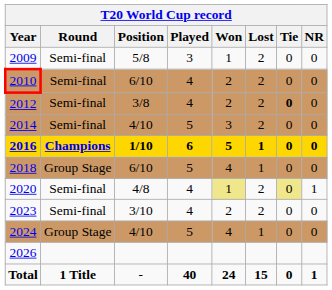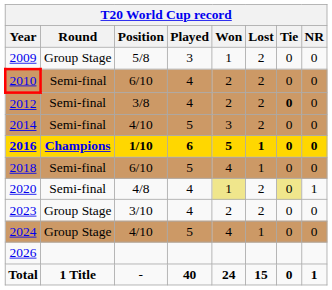(78, 58) Semi-final -> (78, 58) Group Stage
(78, 167) Group Stage -> (78, 167) Semi-final
(78, 210) Semi-final -> (78, 210) Group Stage
